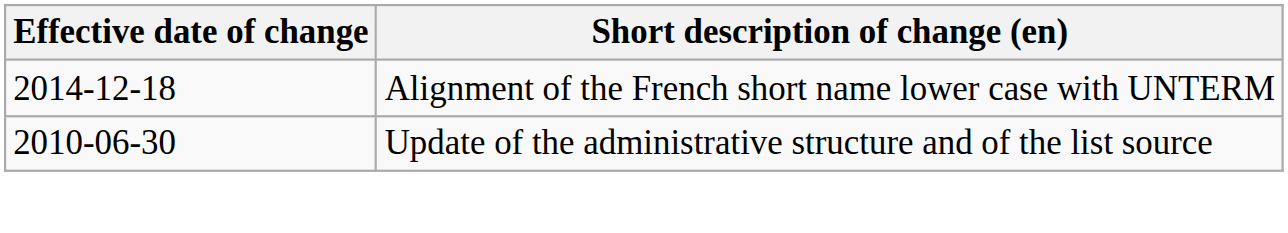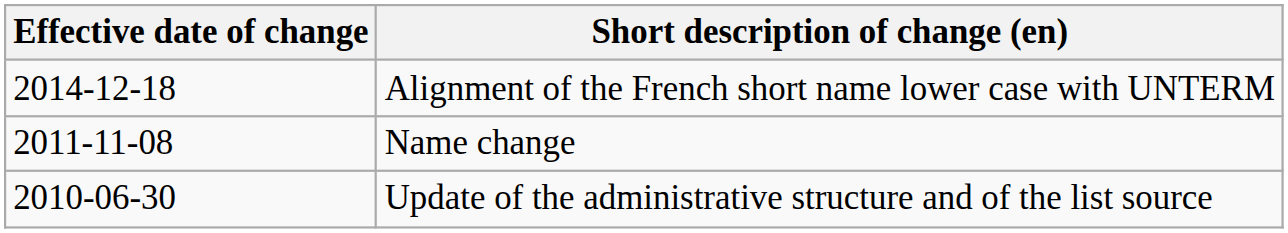+ row: (480, 142)
